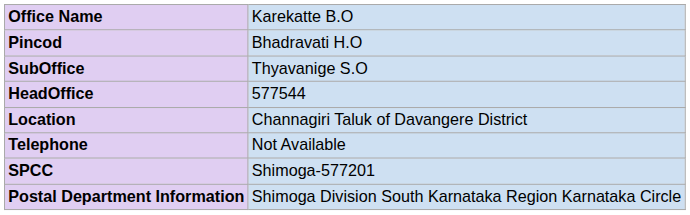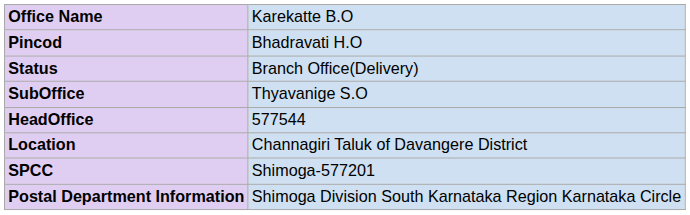+ row: (33, 68)
- row: (48, 145)
